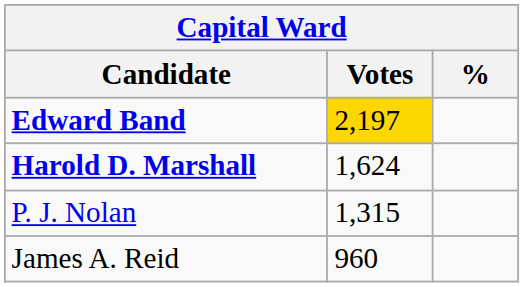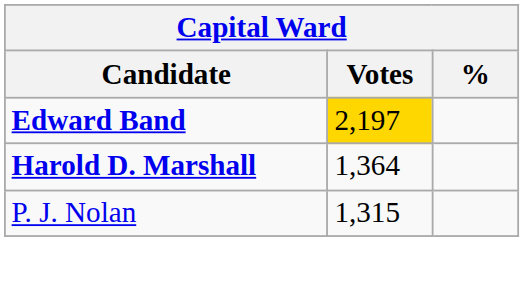(367, 166) 1,624 -> (367, 166) 1,364
- row: (95, 258)
